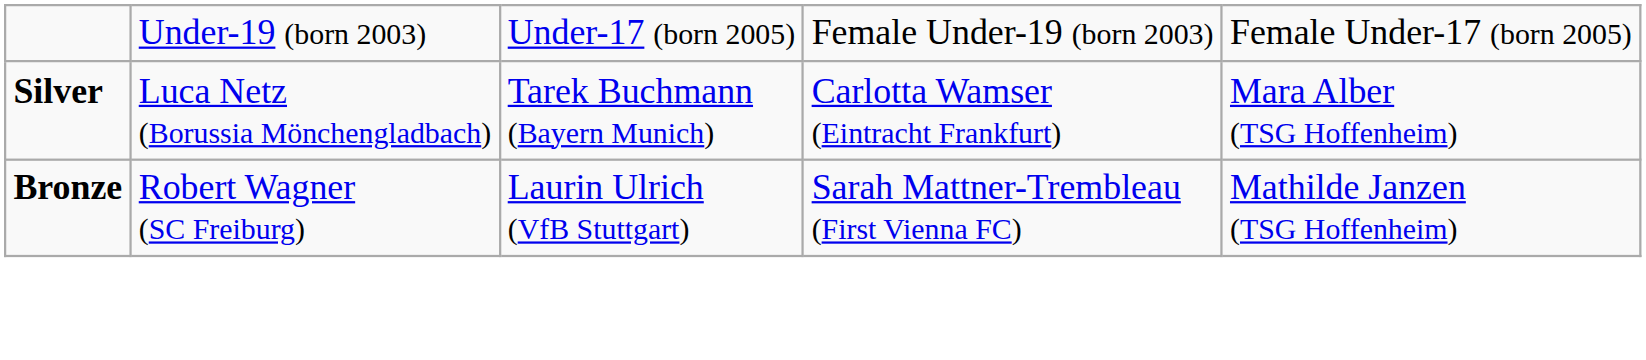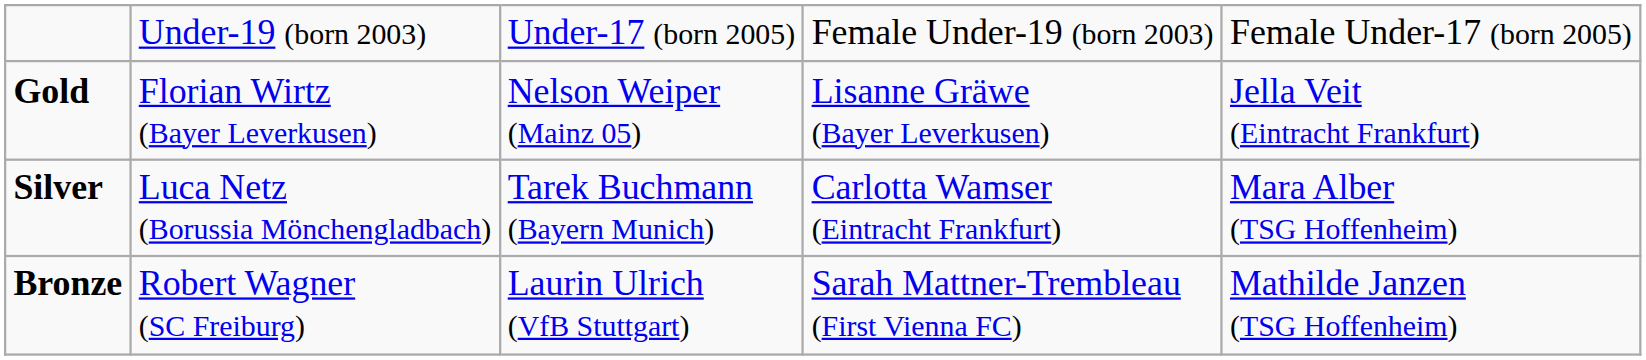+ row: (51, 89)
